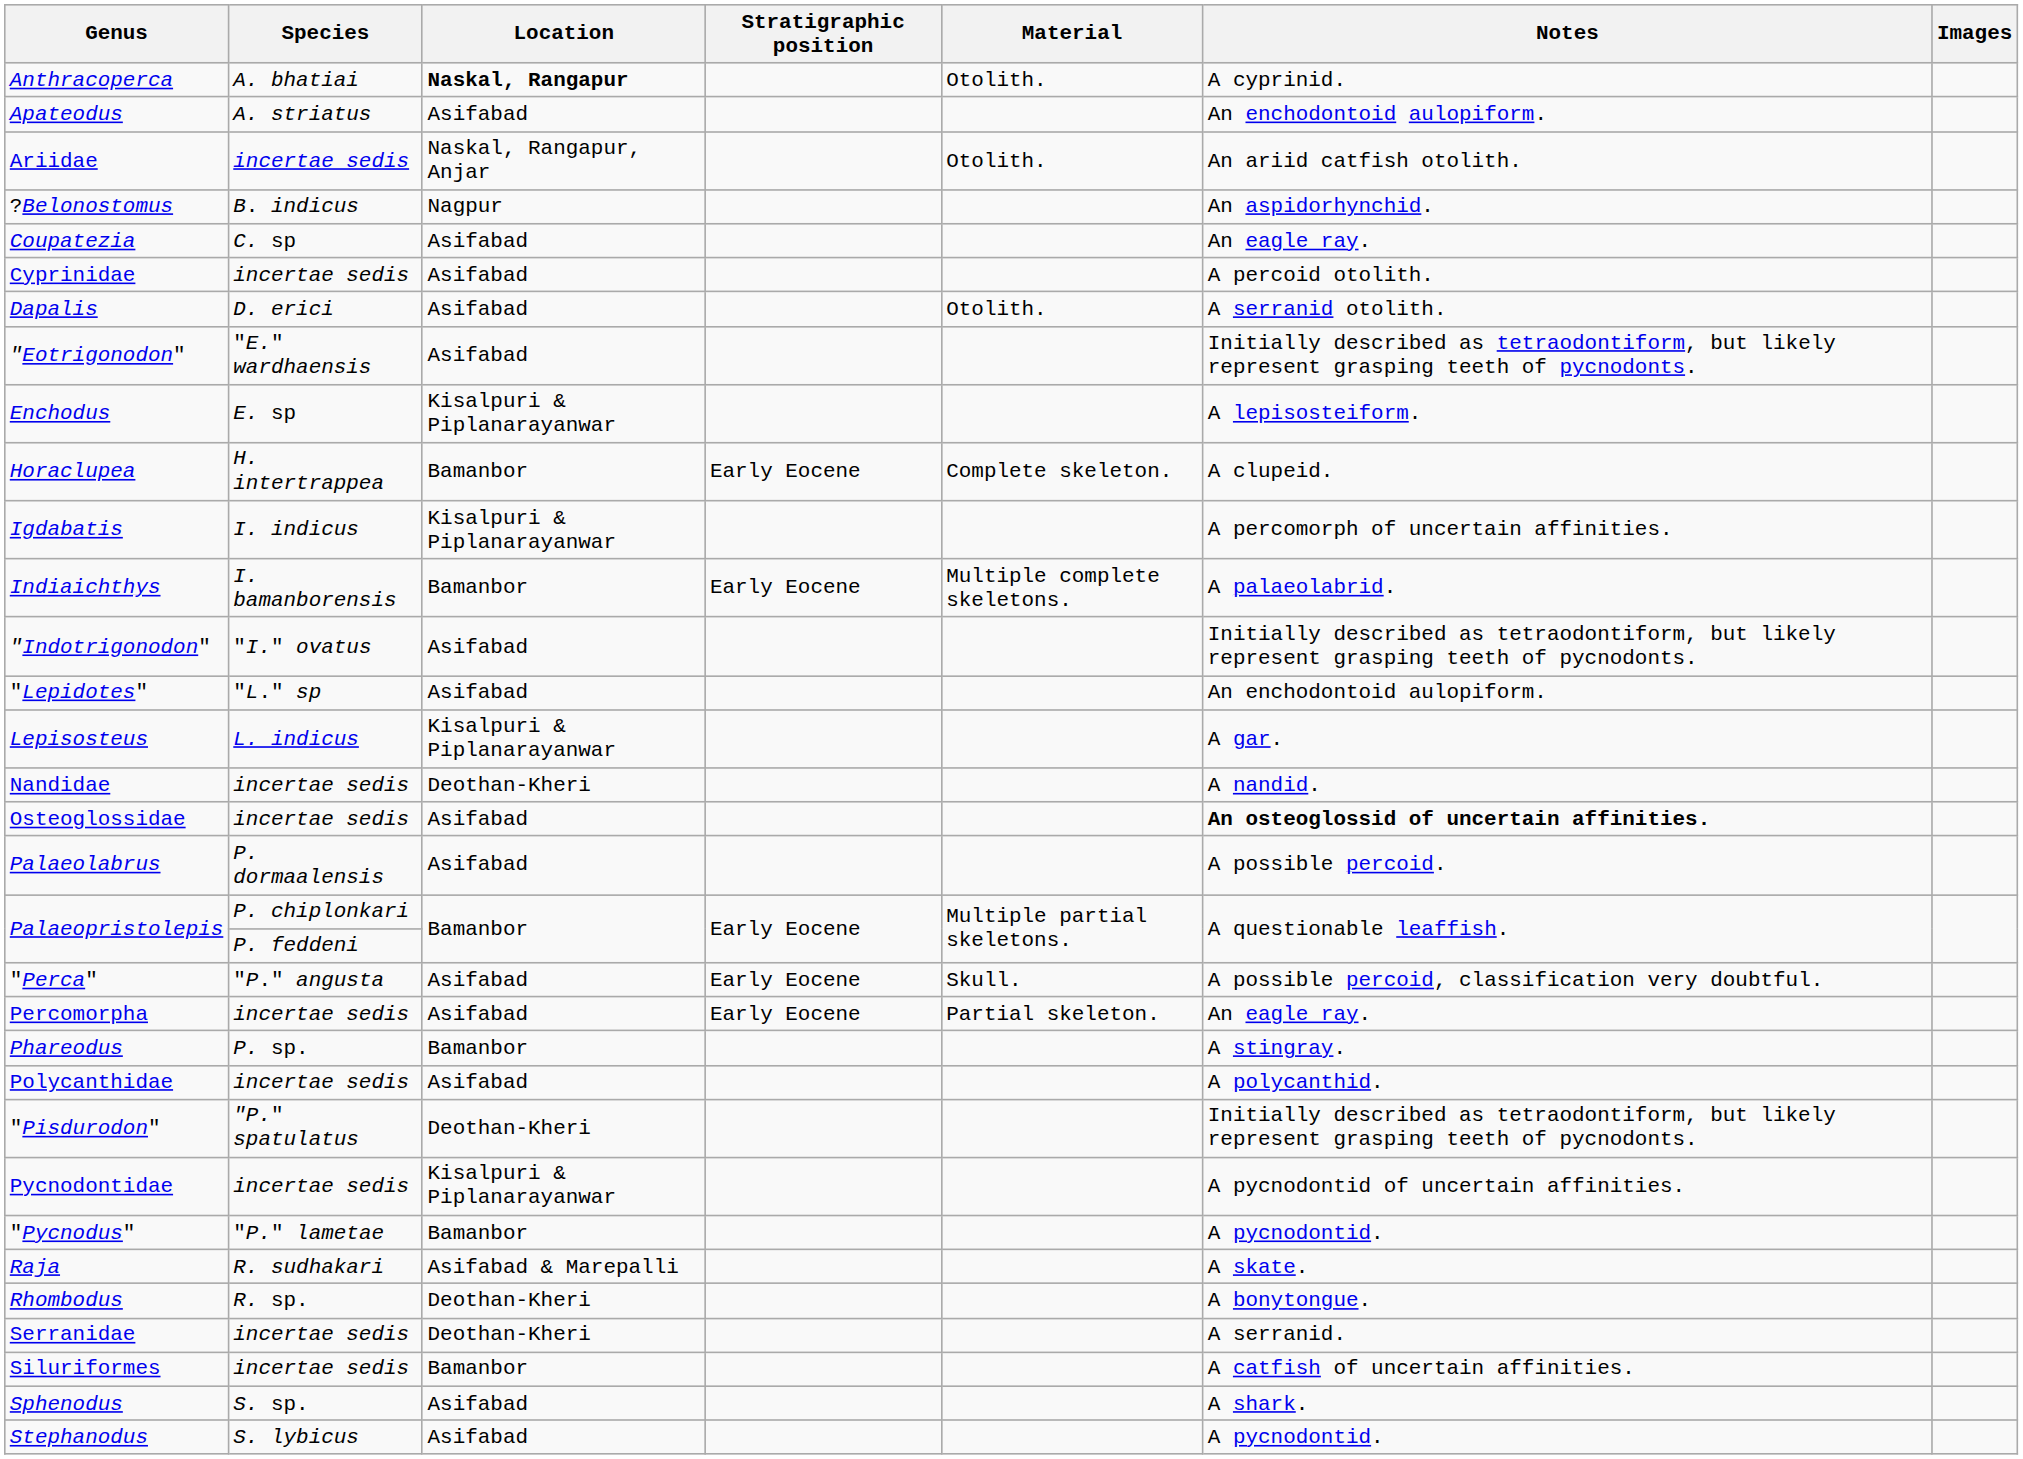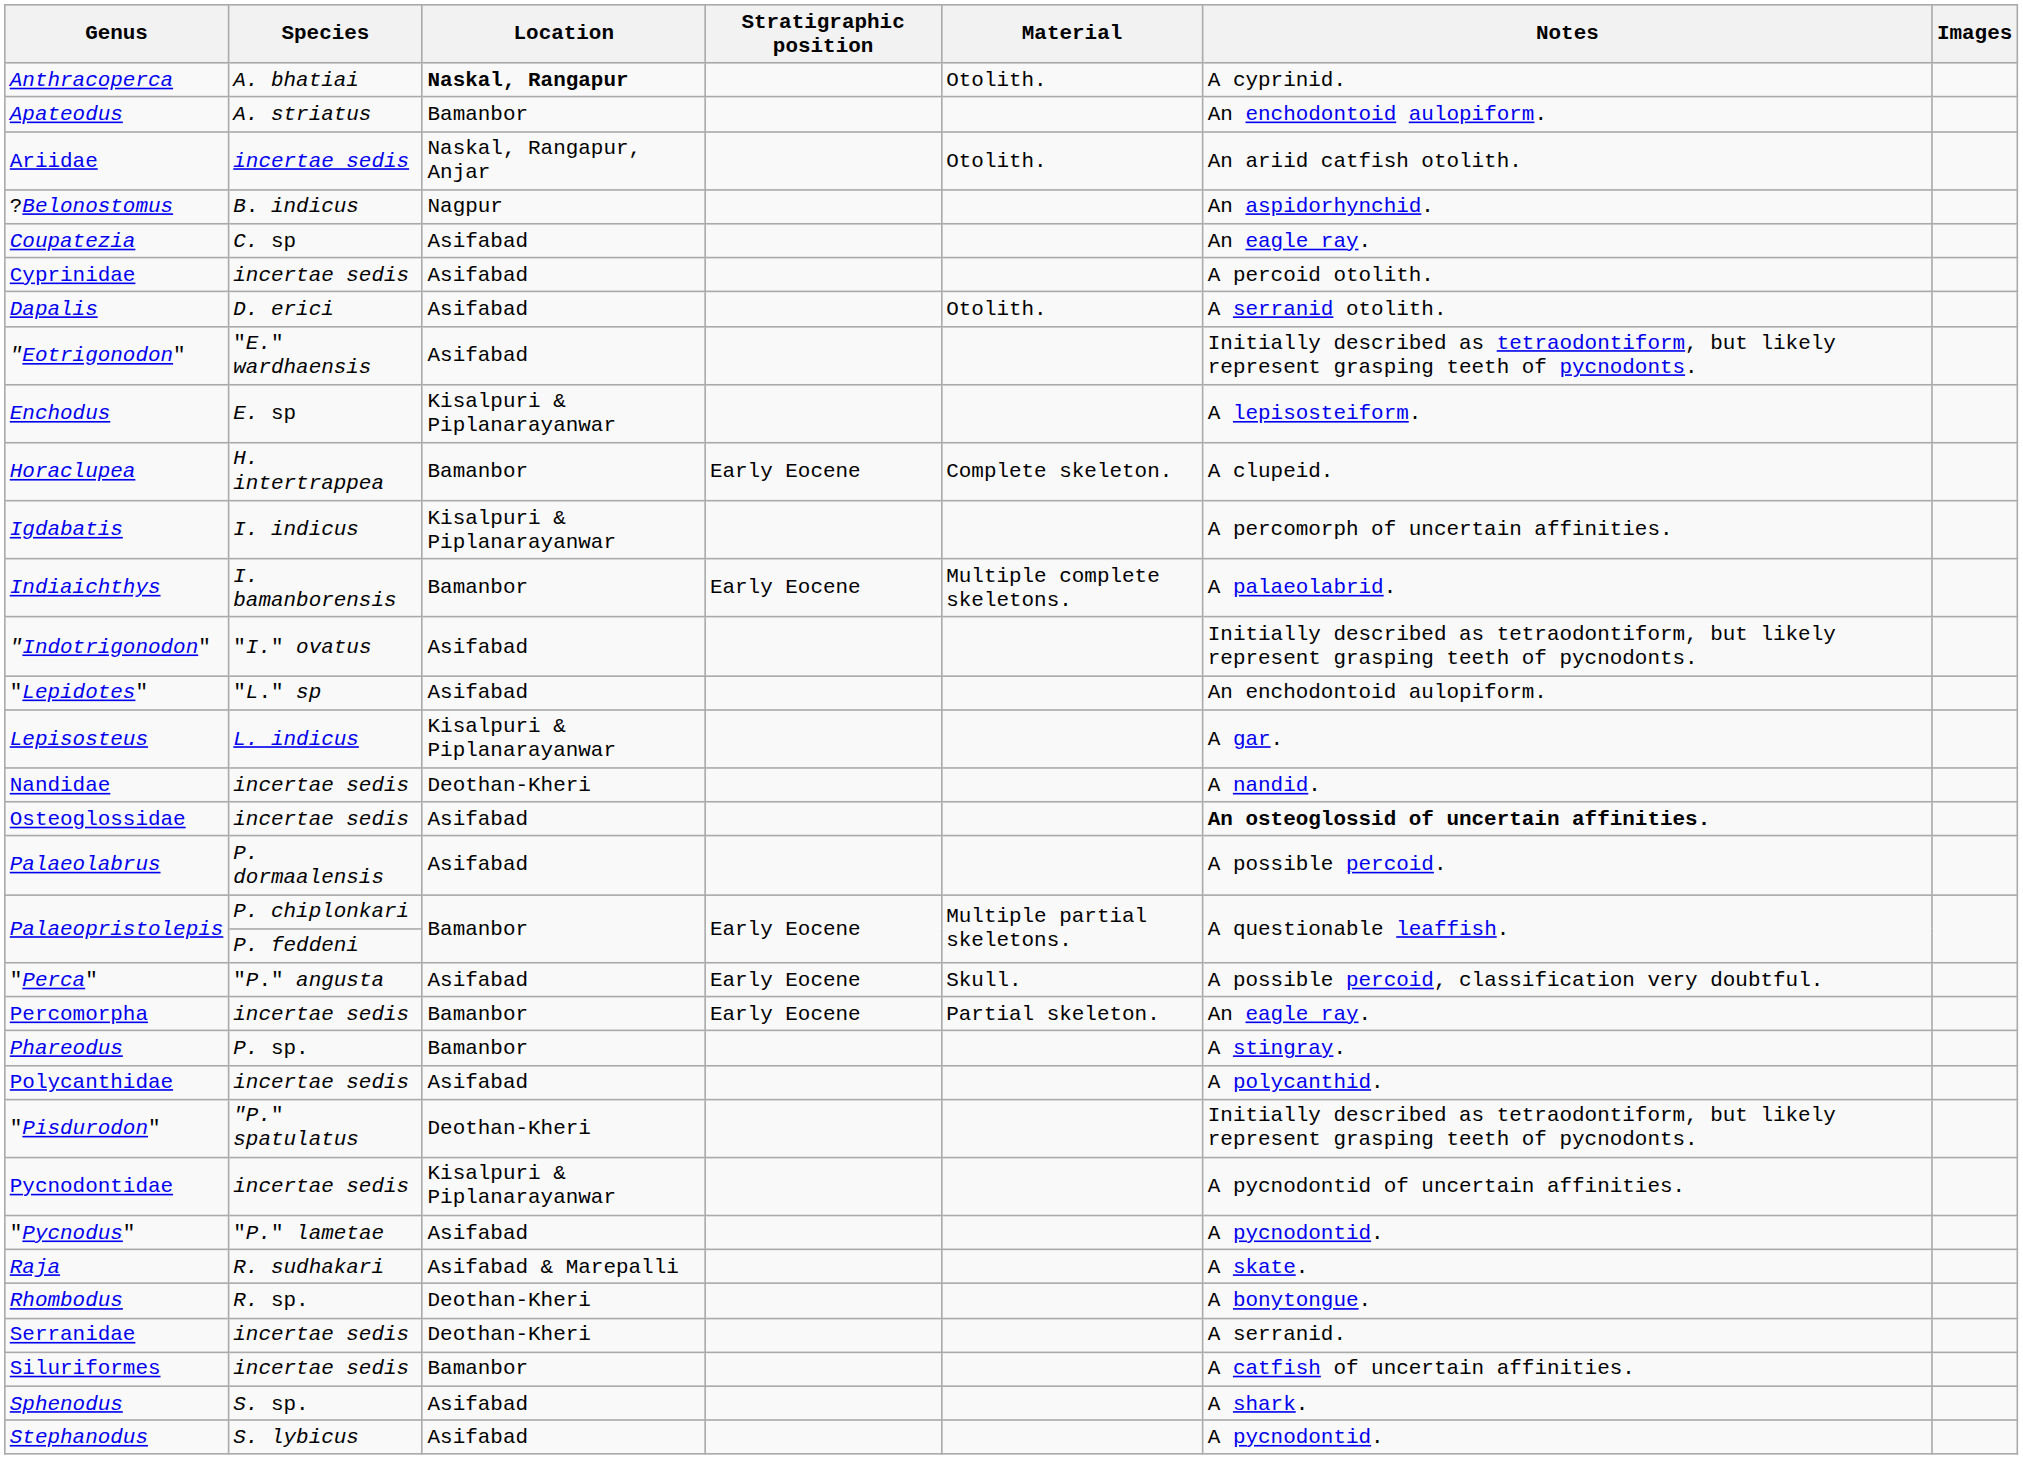(478, 114) Asifabad -> (478, 114) Bamanbor
(478, 1014) Asifabad -> (478, 1014) Bamanbor
(478, 1233) Bamanbor -> (478, 1233) Asifabad
